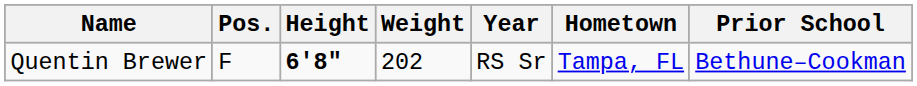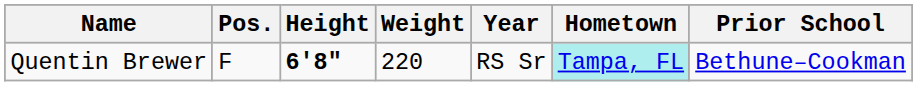(402, 62) 202 -> (402, 62) 220
(621, 62) no background -> (621, 62) paleturquoise background
